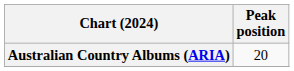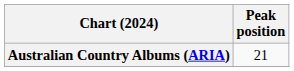(261, 54) 20 -> (261, 54) 21
